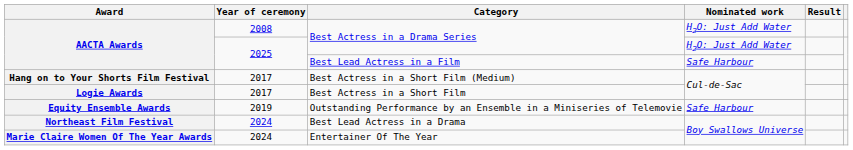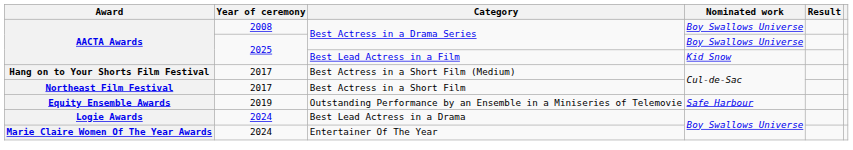(739, 28) H2O: Just Add Water -> (745, 27) Boy Swallows Universe
(739, 46) H2O: Just Add Water -> (745, 42) Boy Swallows Universe
(720, 62) Safe Harbour -> (709, 57) Kid Snow
(109, 92) Logie Awards -> (109, 87) Northeast Film Festival
(109, 122) Northeast Film Festival -> (109, 117) Logie Awards
